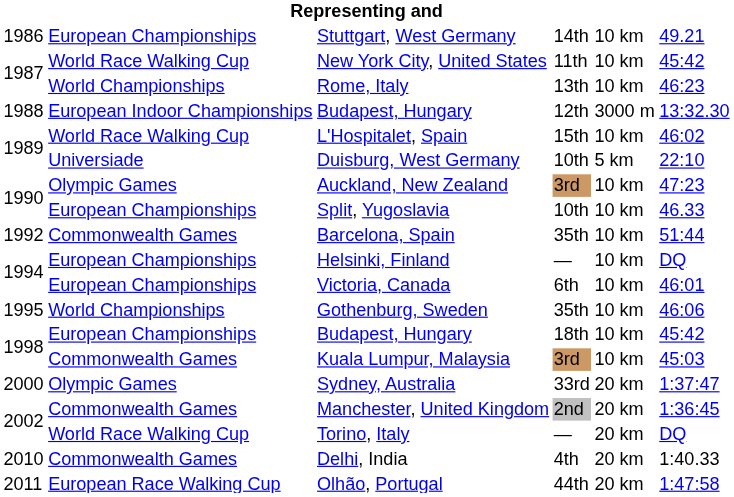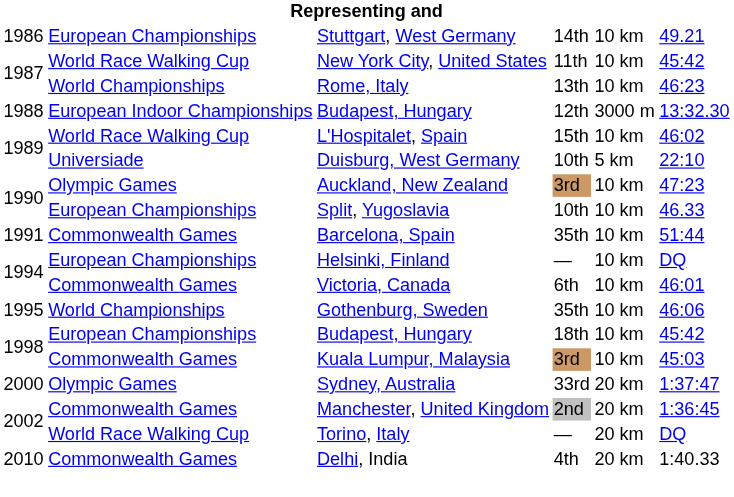(24, 235) 1992 -> (24, 235) 1991
(152, 284) European Championships -> (143, 284) Commonwealth Games
- row: (380, 483)
